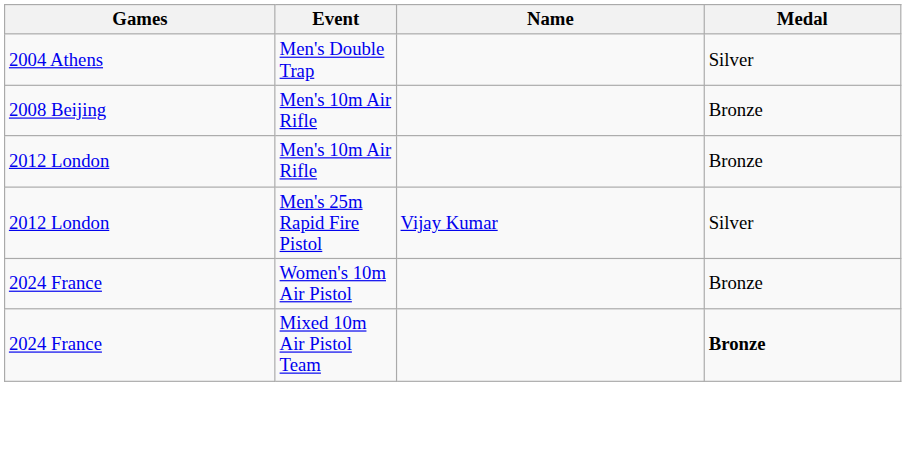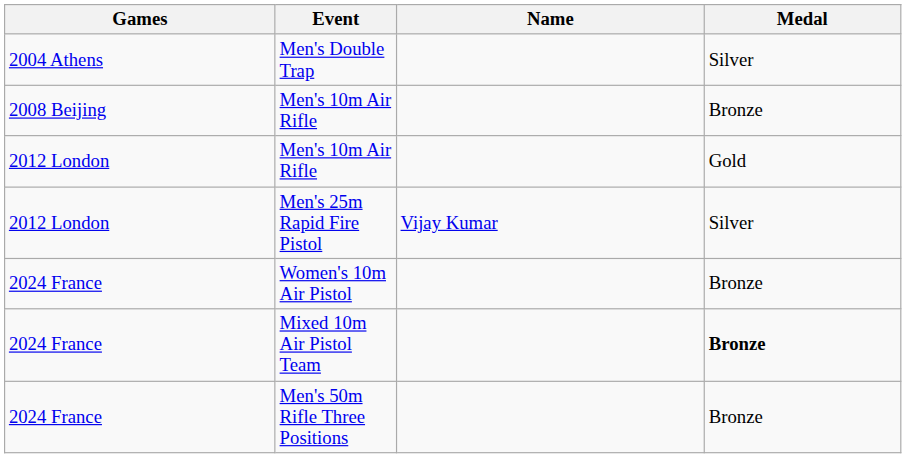(736, 161) Bronze -> (727, 161) Gold
+ row: (55, 416)
